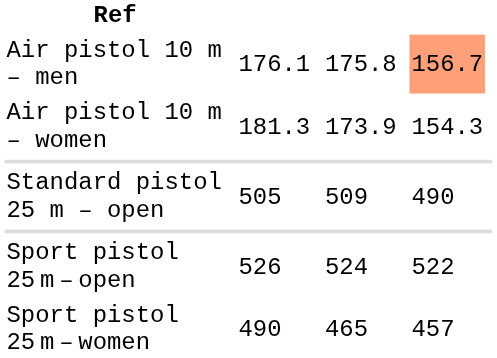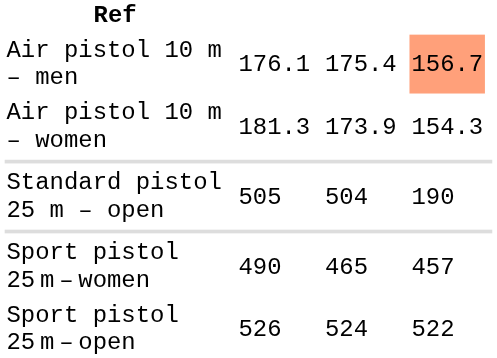(361, 64) 175.8 -> (361, 64) 175.4
(346, 197) 509 -> (346, 197) 504
(433, 197) 490 -> (433, 197) 190
rows swapped: (93, 266) <-> (93, 329)
